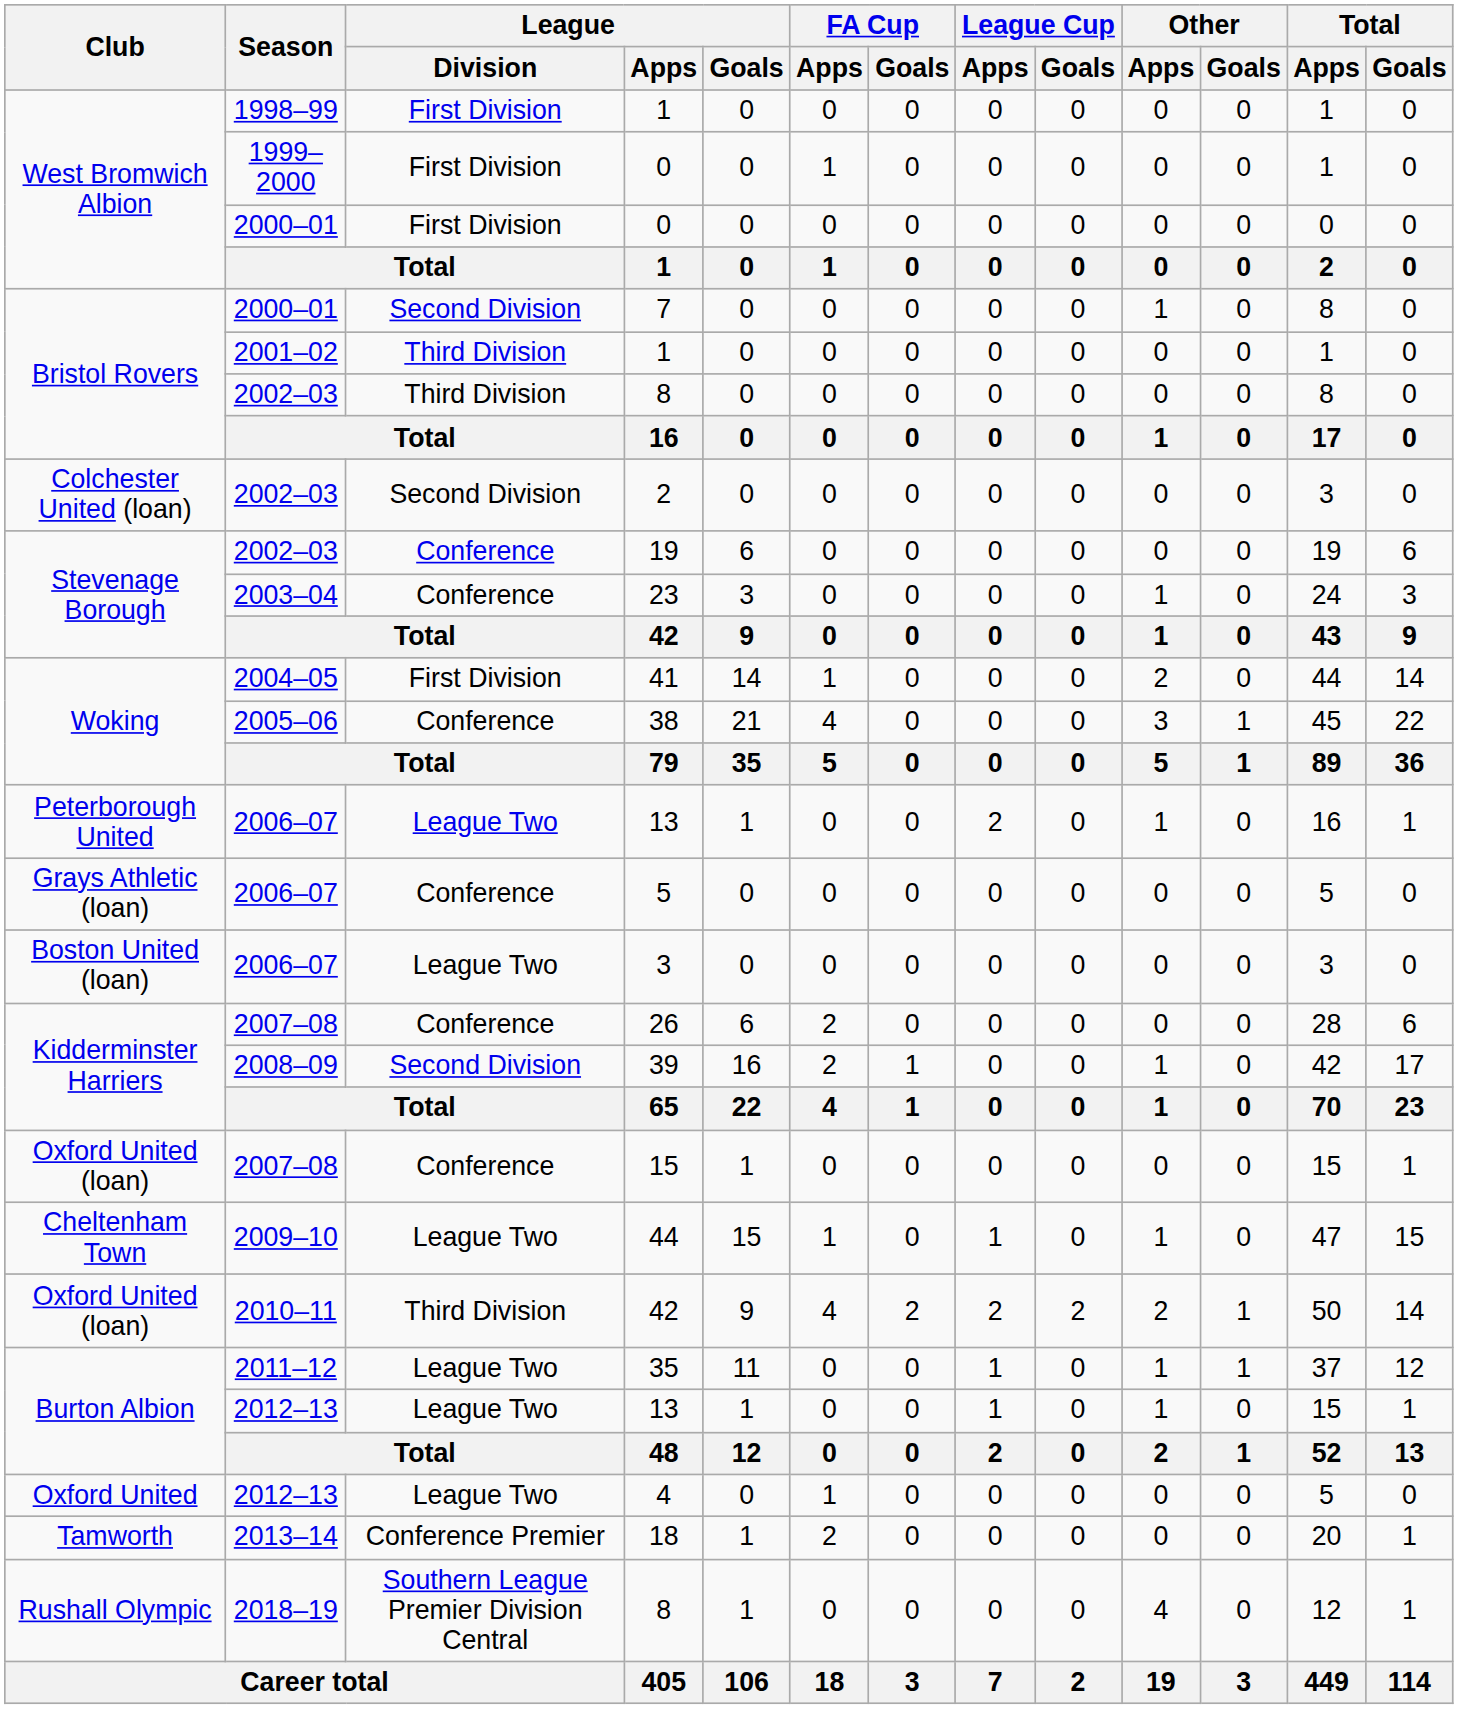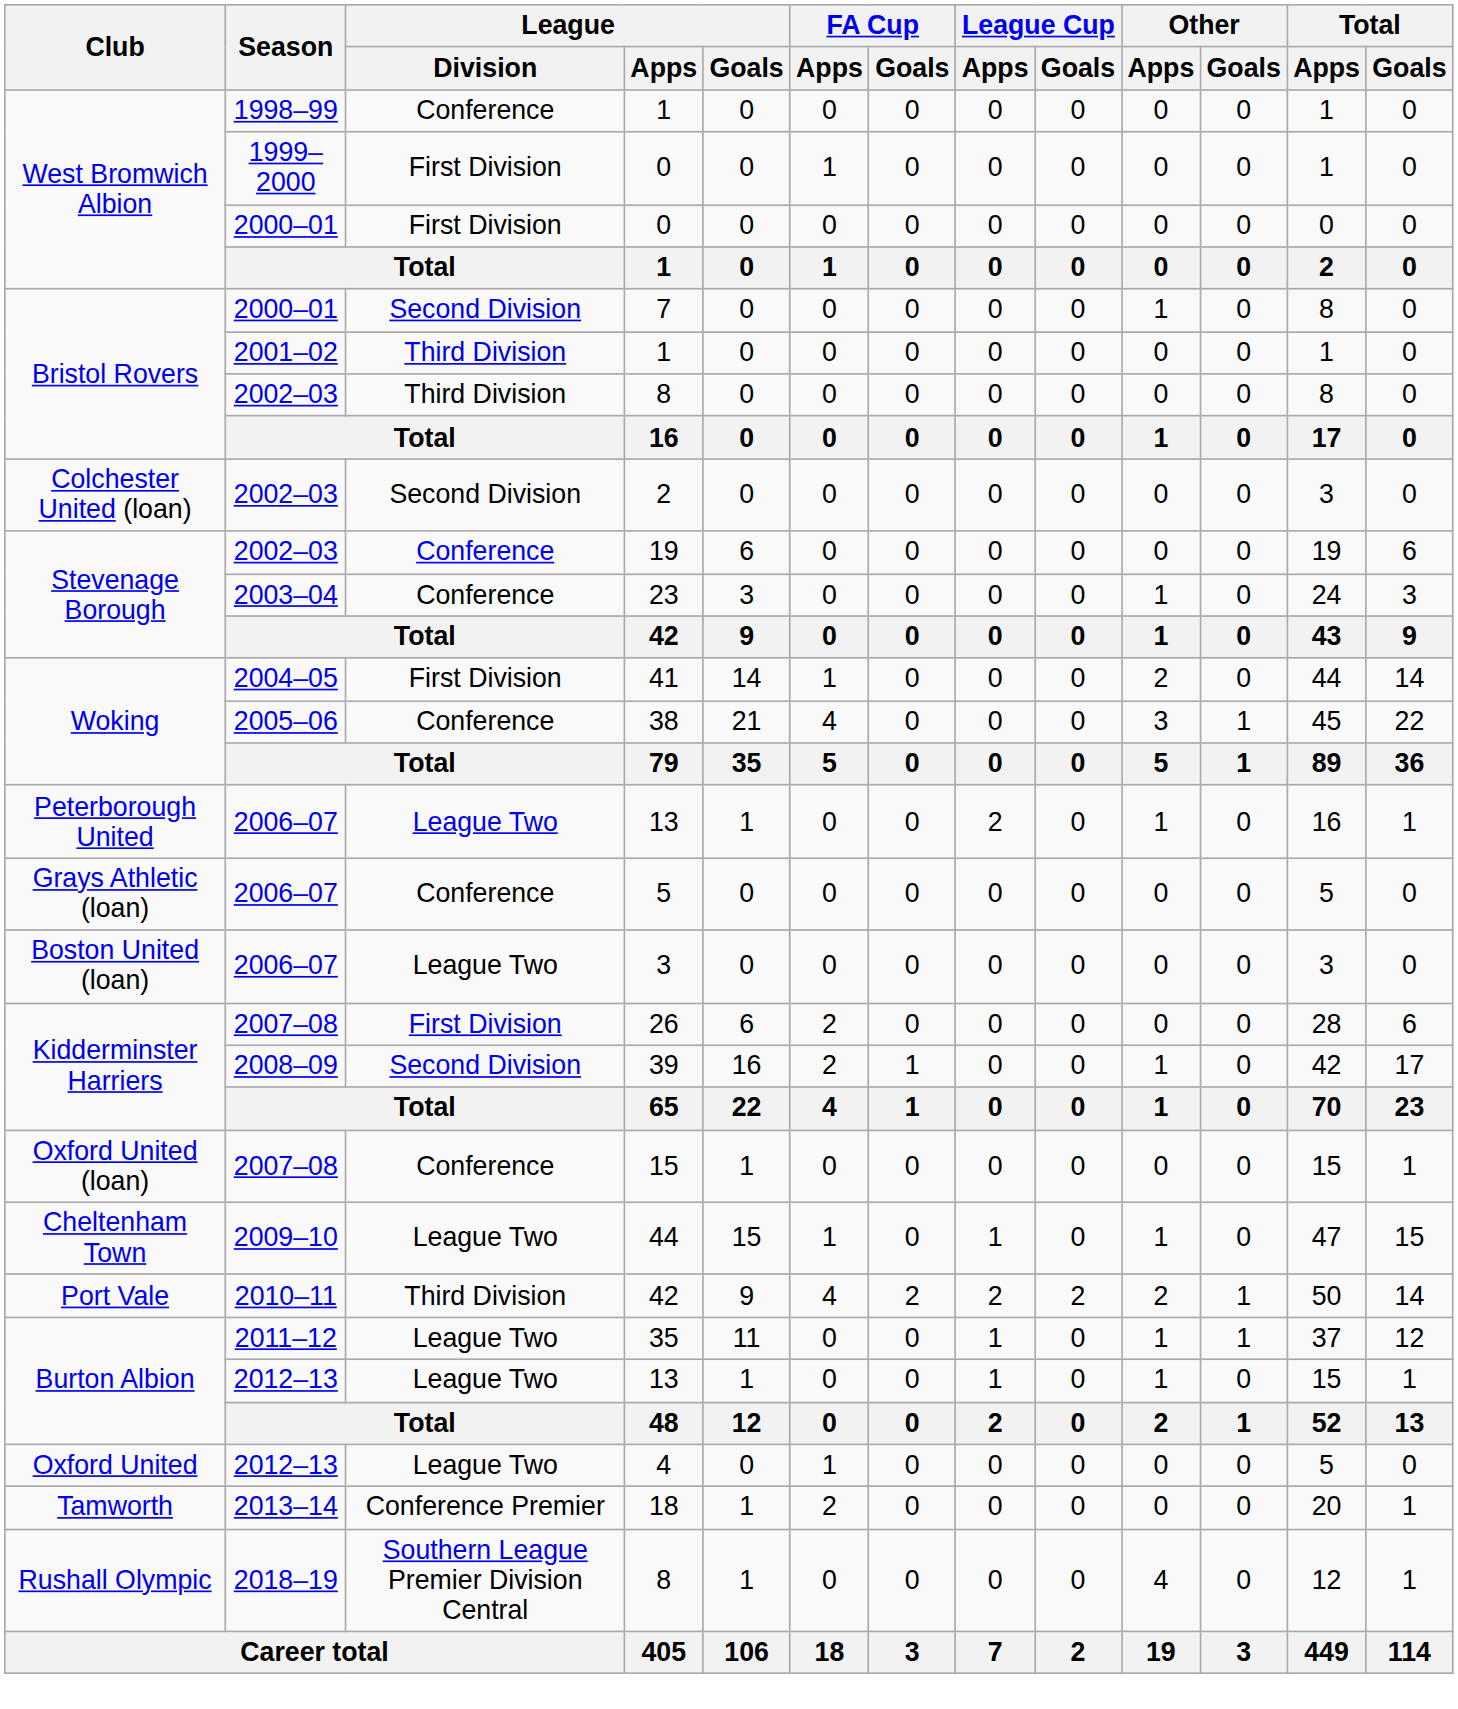(485, 110) First Division -> (485, 110) Conference
(485, 1023) Conference -> (485, 1023) First Division
(115, 1310) Oxford United (loan) -> (115, 1295) Port Vale
